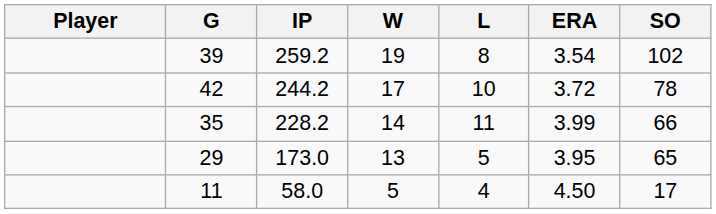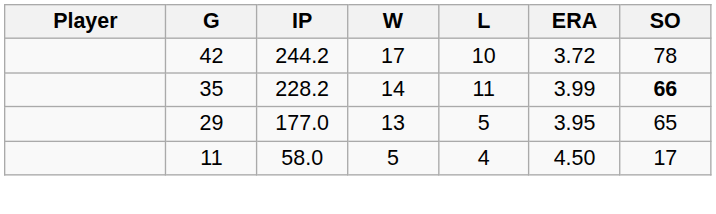- row: (211, 55)
(665, 123) normal -> (665, 89) bold
(302, 157) 173.0 -> (302, 123) 177.0
